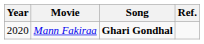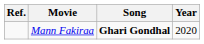columns swapped: (18, 13) <-> (187, 13)
